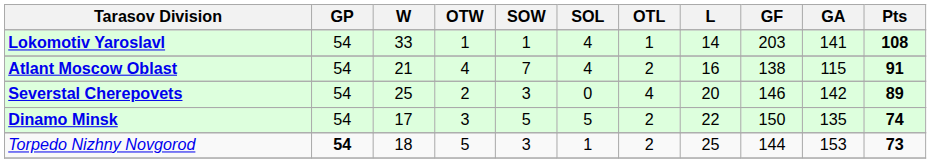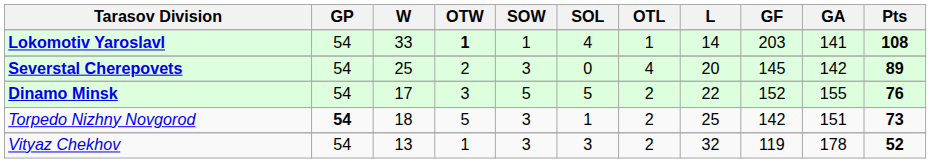(465, 42) normal -> (465, 42) bold
- row: (93, 68)
(772, 94) 146 -> (772, 68) 145
(772, 119) 150 -> (772, 94) 152
(833, 119) 135 -> (833, 94) 155
(895, 119) 74 -> (895, 94) 76
(772, 145) 144 -> (772, 119) 142
(833, 145) 153 -> (833, 119) 151
+ row: (64, 145)
